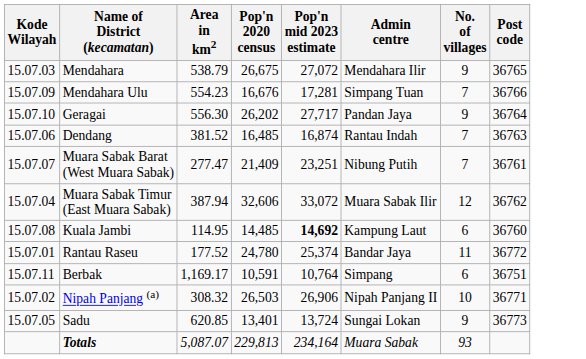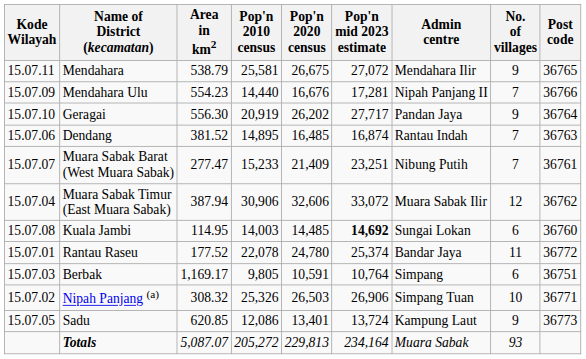+ column: (256, 32)
(31, 71) 15.07.03 -> (31, 71) 15.07.11
(384, 92) Simpang Tuan -> (441, 92) Nipah Panjang II
(385, 231) Kampung Laut -> (433, 231) Sungai Lokan
(31, 274) 15.07.11 -> (31, 274) 15.07.03
(391, 297) Nipah Panjang II -> (434, 297) Simpang Tuan
(382, 321) Sungai Lokan -> (436, 321) Kampung Laut
